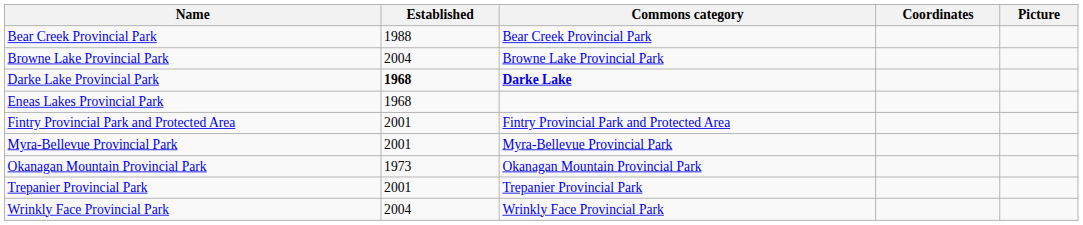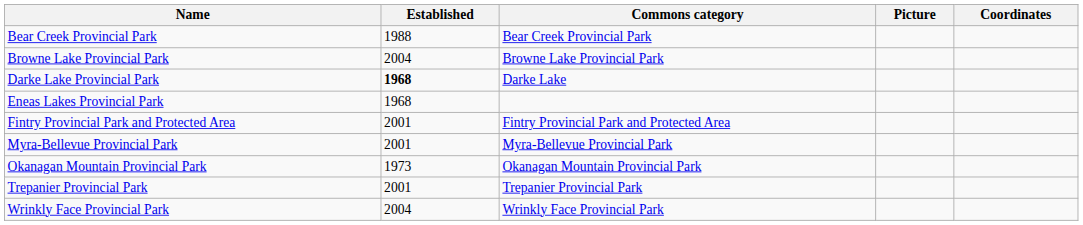columns swapped: (1039, 15) <-> (938, 15)
(537, 79) bold -> (534, 79) normal
